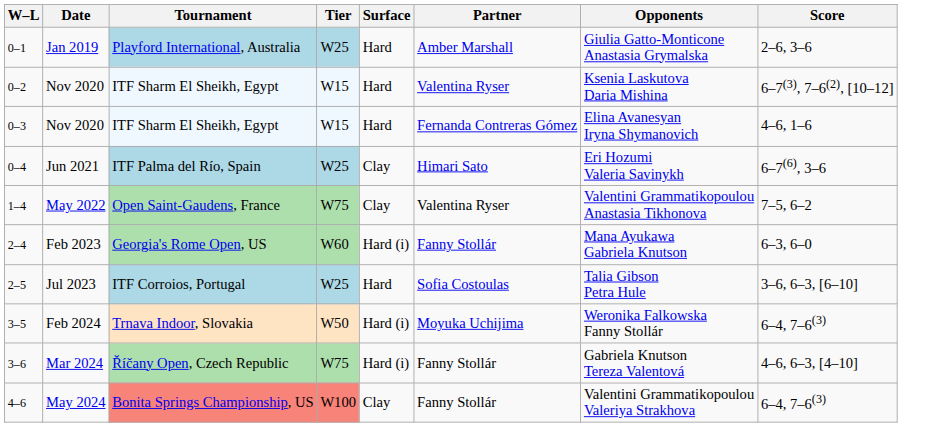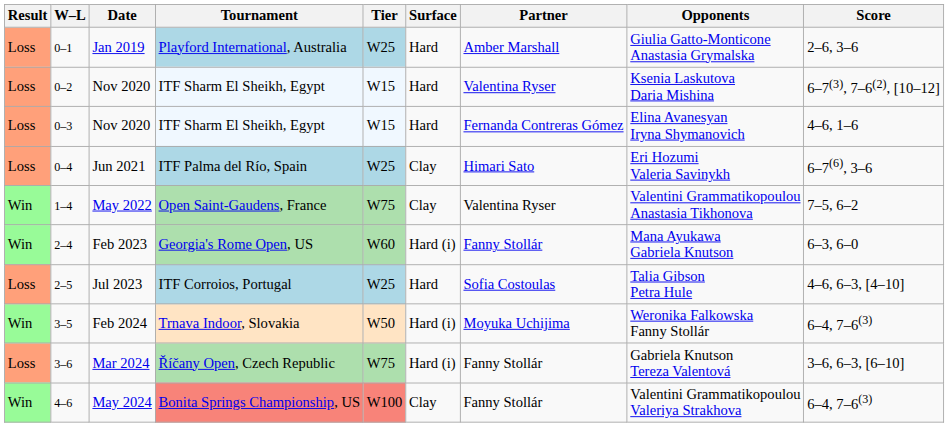+ column: (28, 16)
(809, 284) 3–6, 6–3, [6–10] -> (856, 284) 4–6, 6–3, [4–10]
(809, 363) 4–6, 6–3, [4–10] -> (856, 363) 3–6, 6–3, [6–10]
